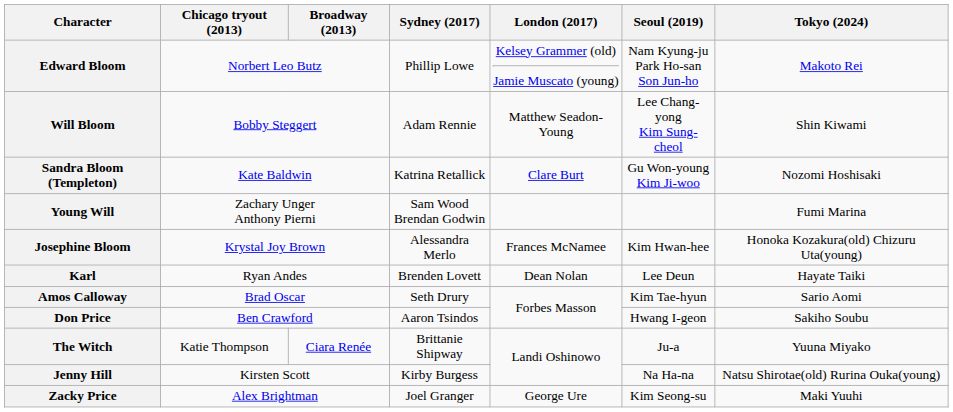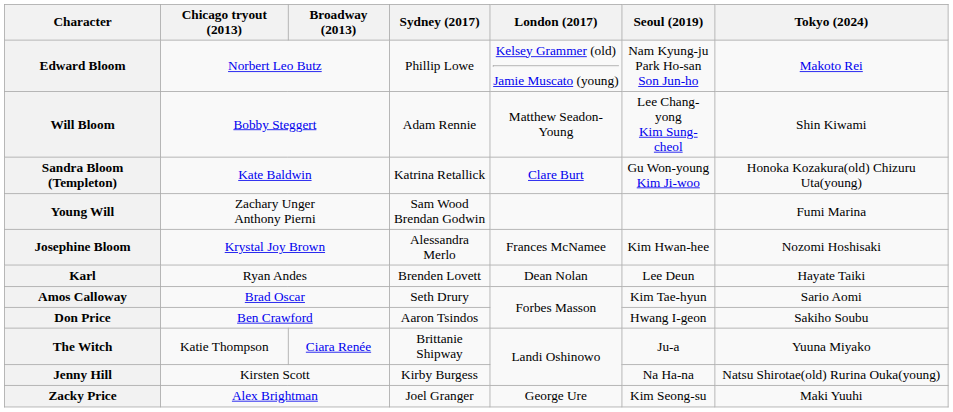(831, 175) Nozomi Hoshisaki -> (831, 175) Honoka Kozakura(old) Chizuru Uta(young)
(831, 247) Honoka Kozakura(old) Chizuru Uta(young) -> (831, 247) Nozomi Hoshisaki
